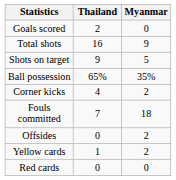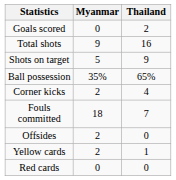columns swapped: (146, 12) <-> (97, 12)
